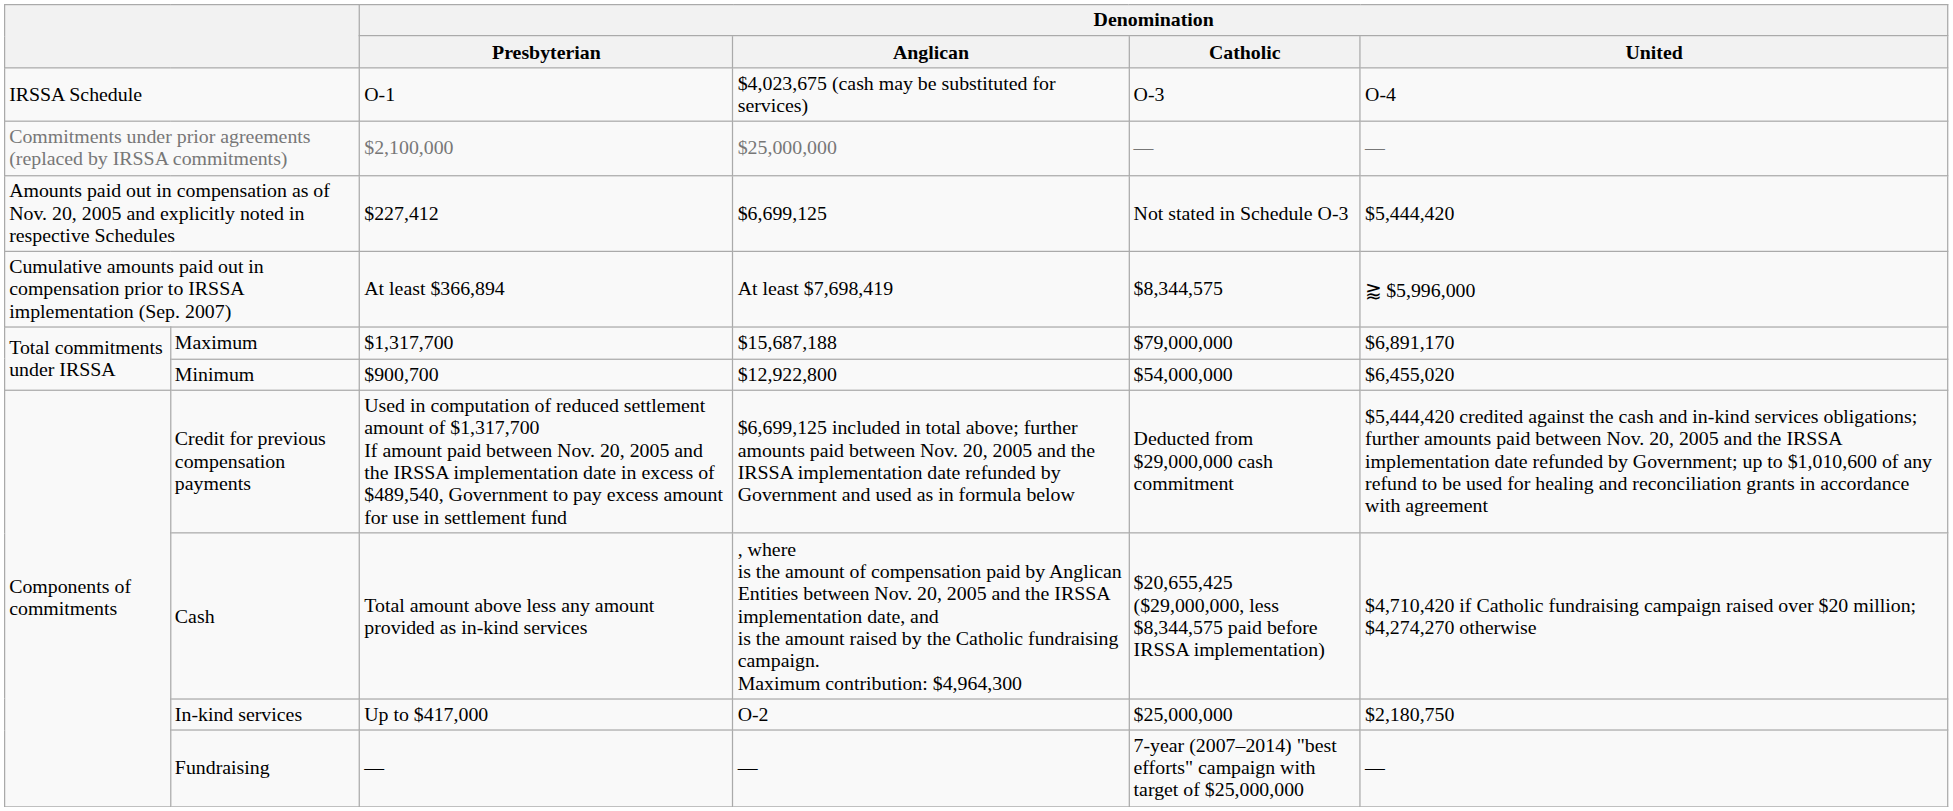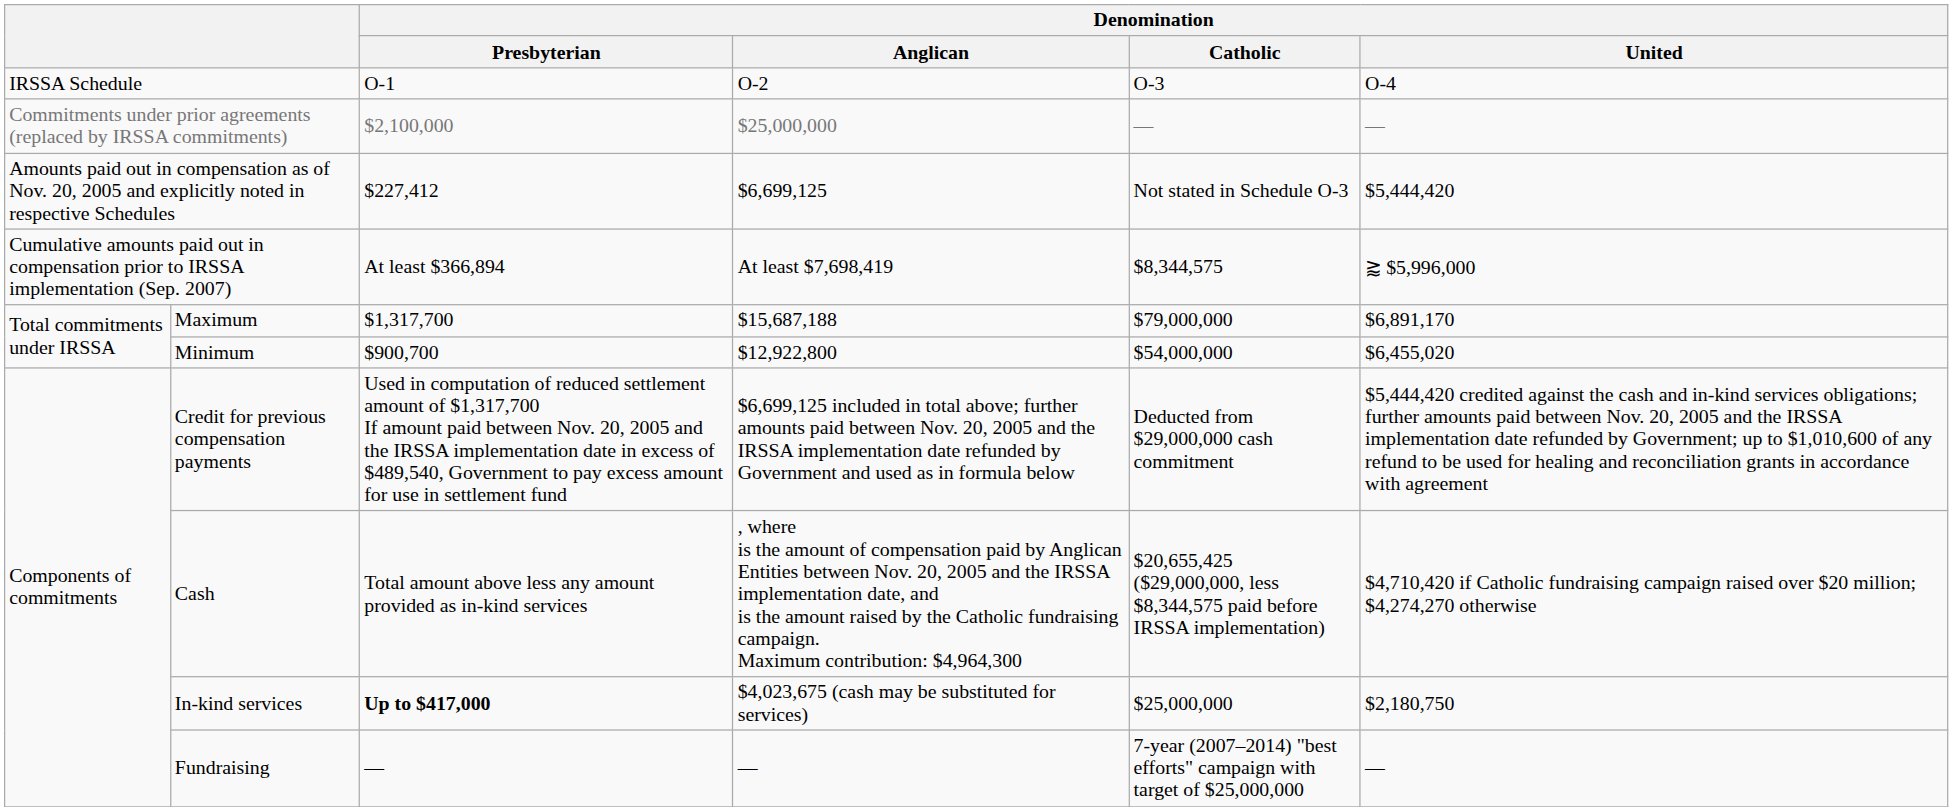(897, 94) $4,023,675 (cash may be substituted for services) -> (753, 83) O-2
(426, 714) normal -> (427, 703) bold
(753, 714) O-2 -> (897, 703) $4,023,675 (cash may be substituted for services)
